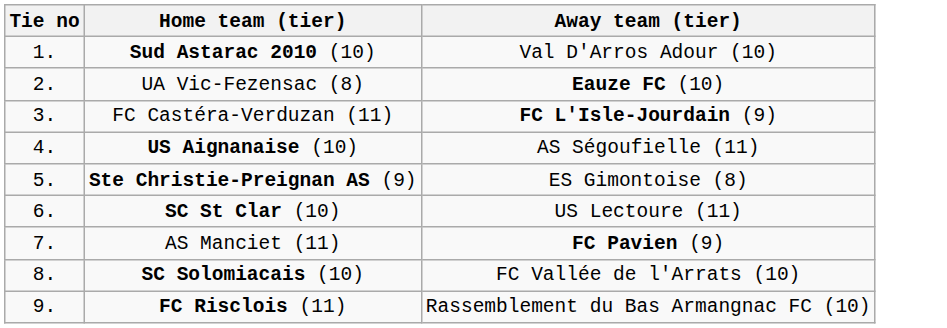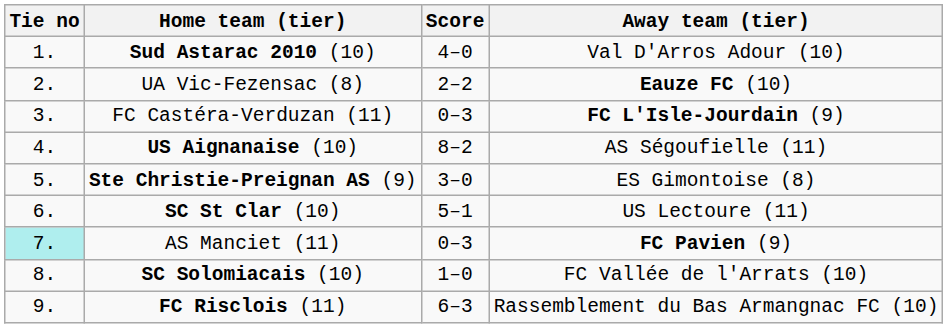+ column: (455, 21)
(44, 243) no background -> (44, 243) paleturquoise background
